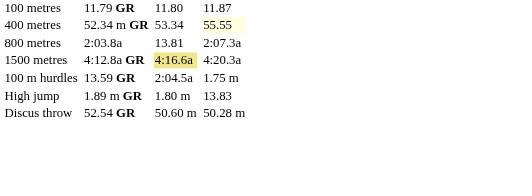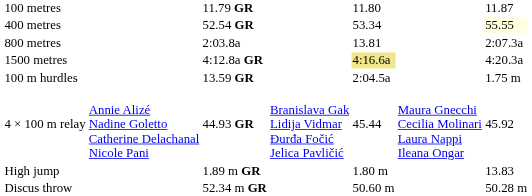(116, 25) 52.34 m GR -> (228, 25) 52.54 GR
+ row: (45, 124)
(110, 113) 52.54 GR -> (235, 188) 52.34 m GR
